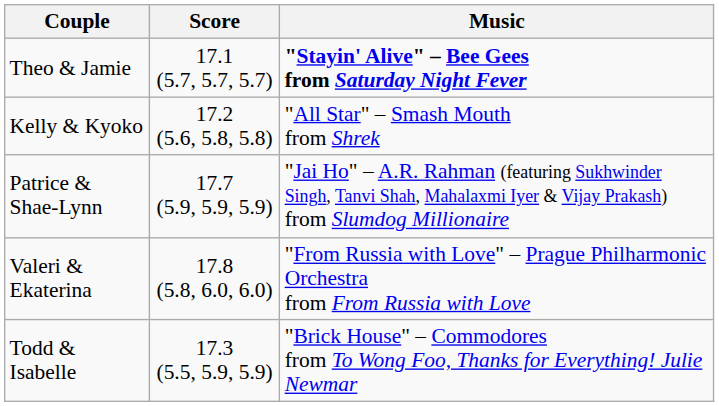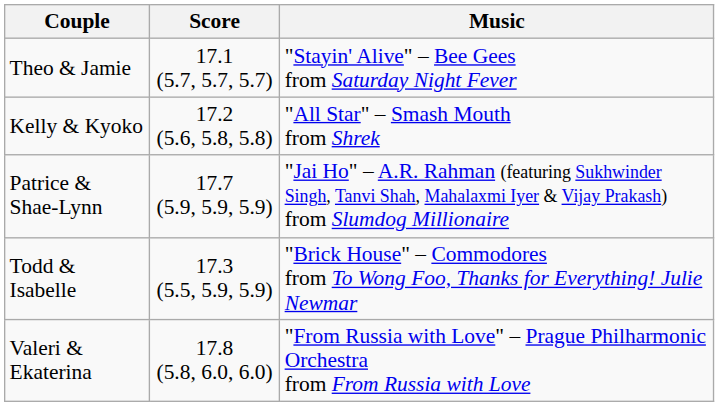(407, 67) bold -> (401, 67) normal
rows swapped: (51, 278) <-> (43, 360)
